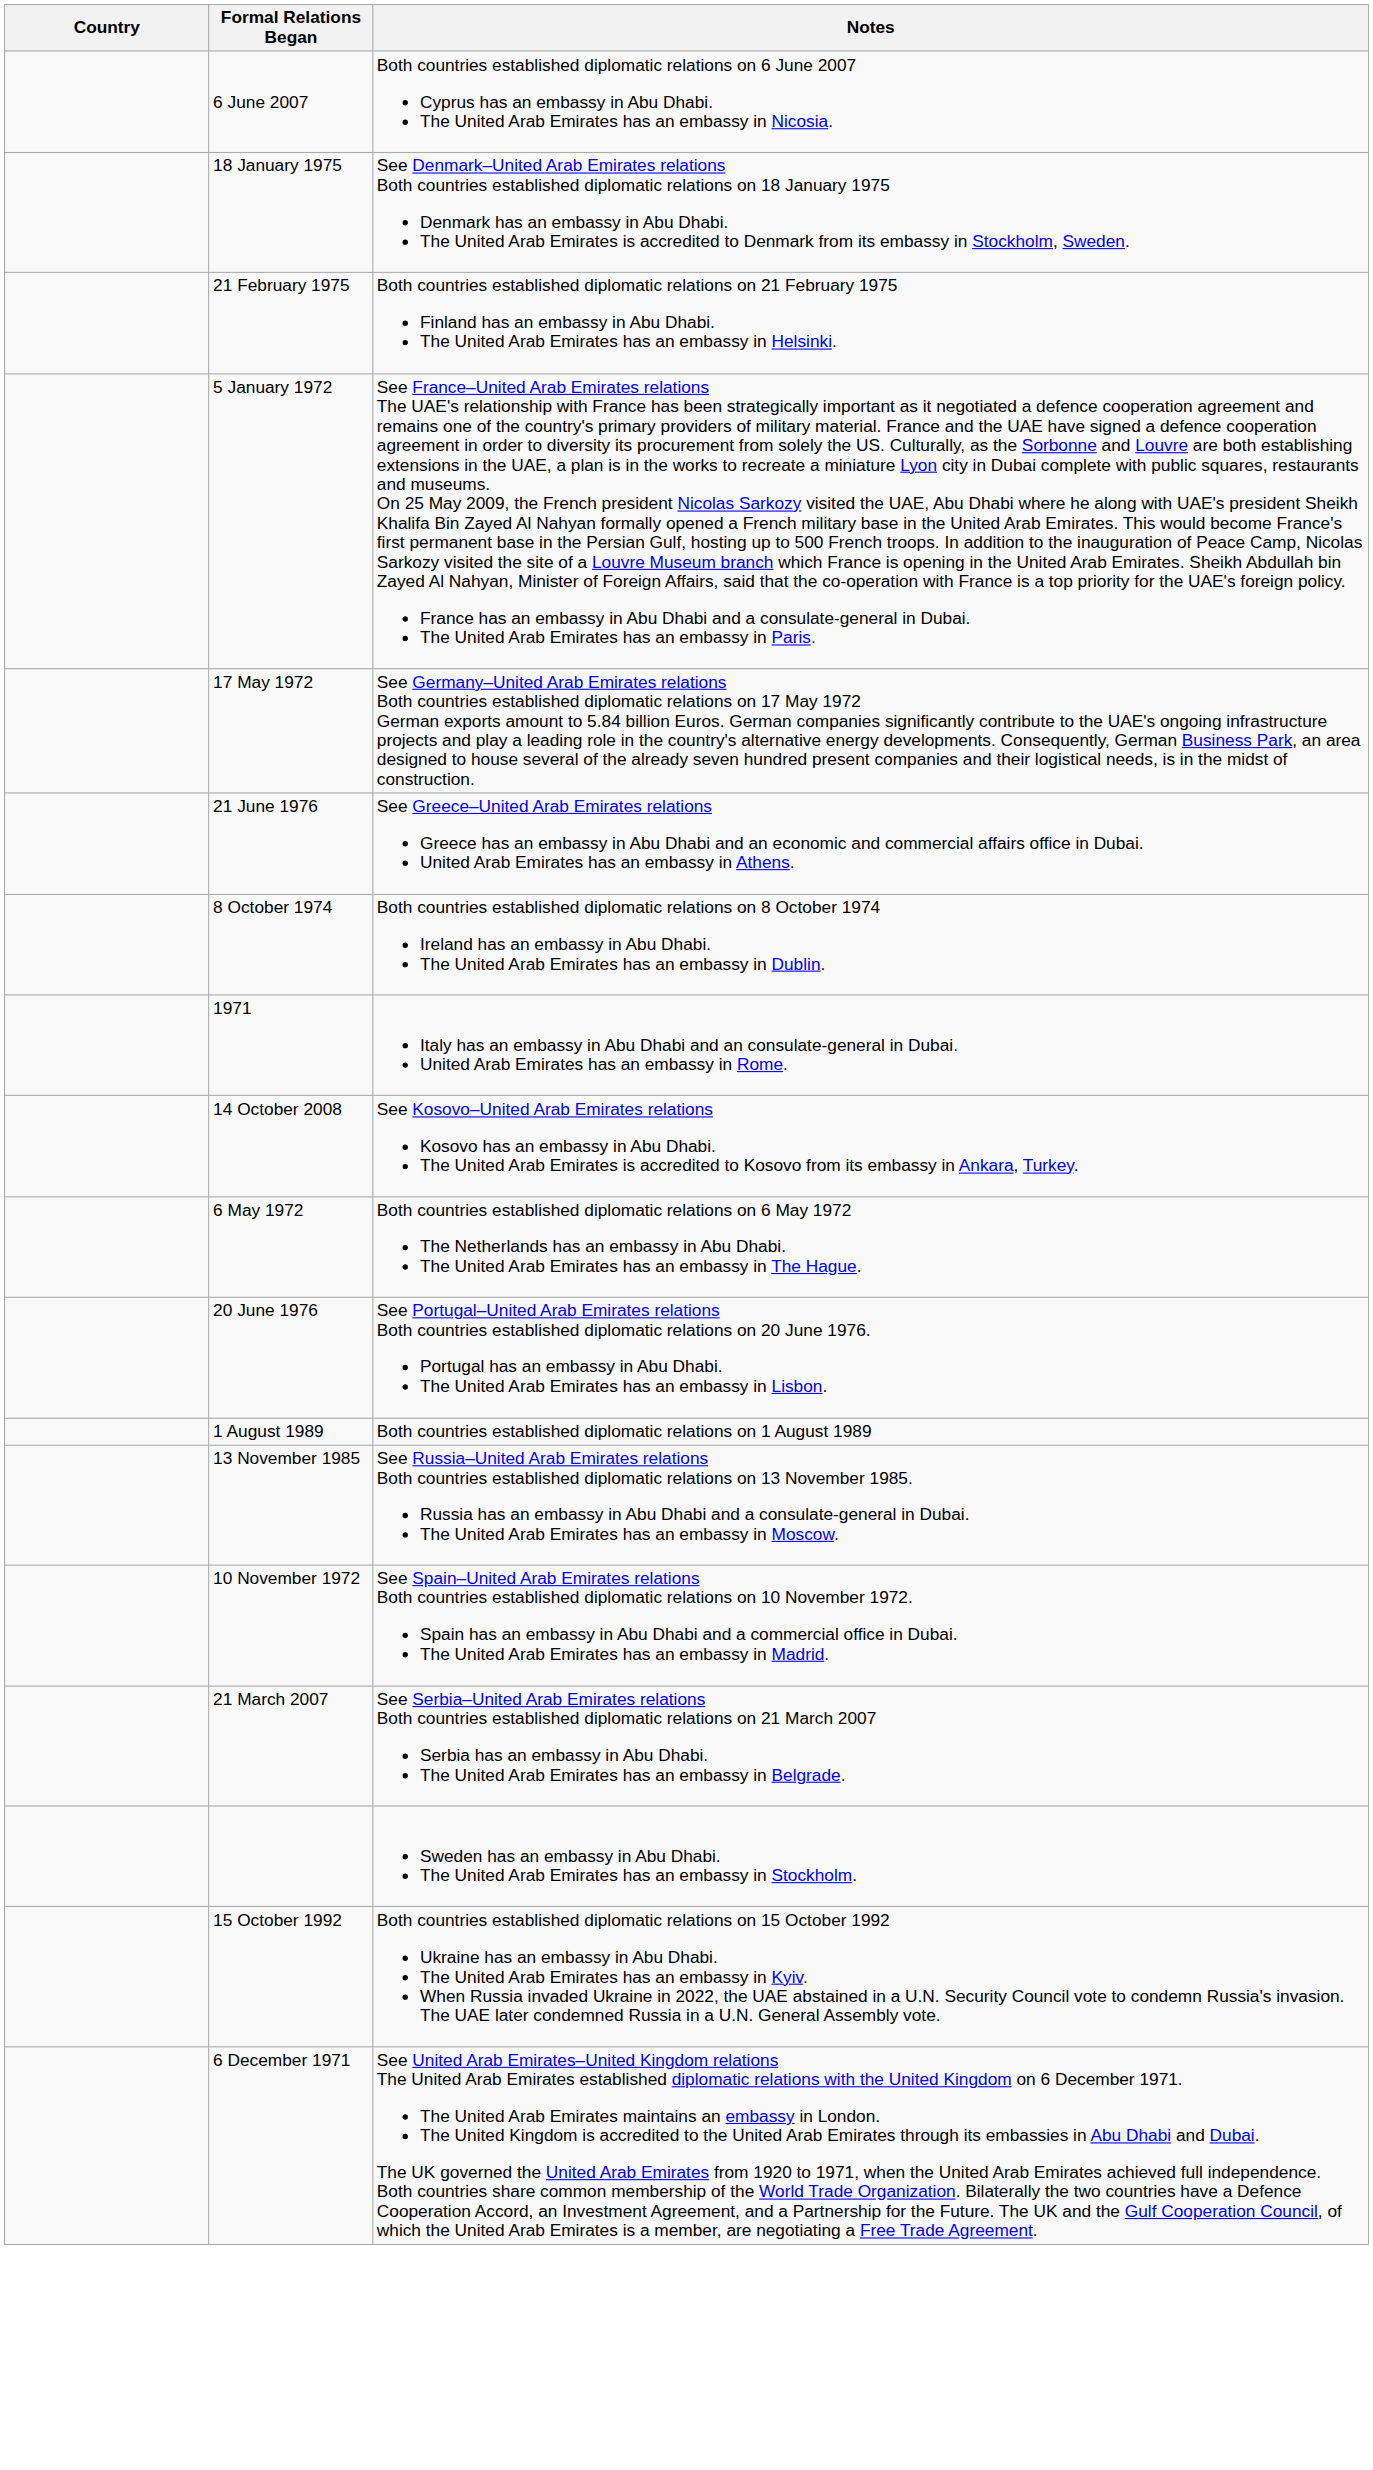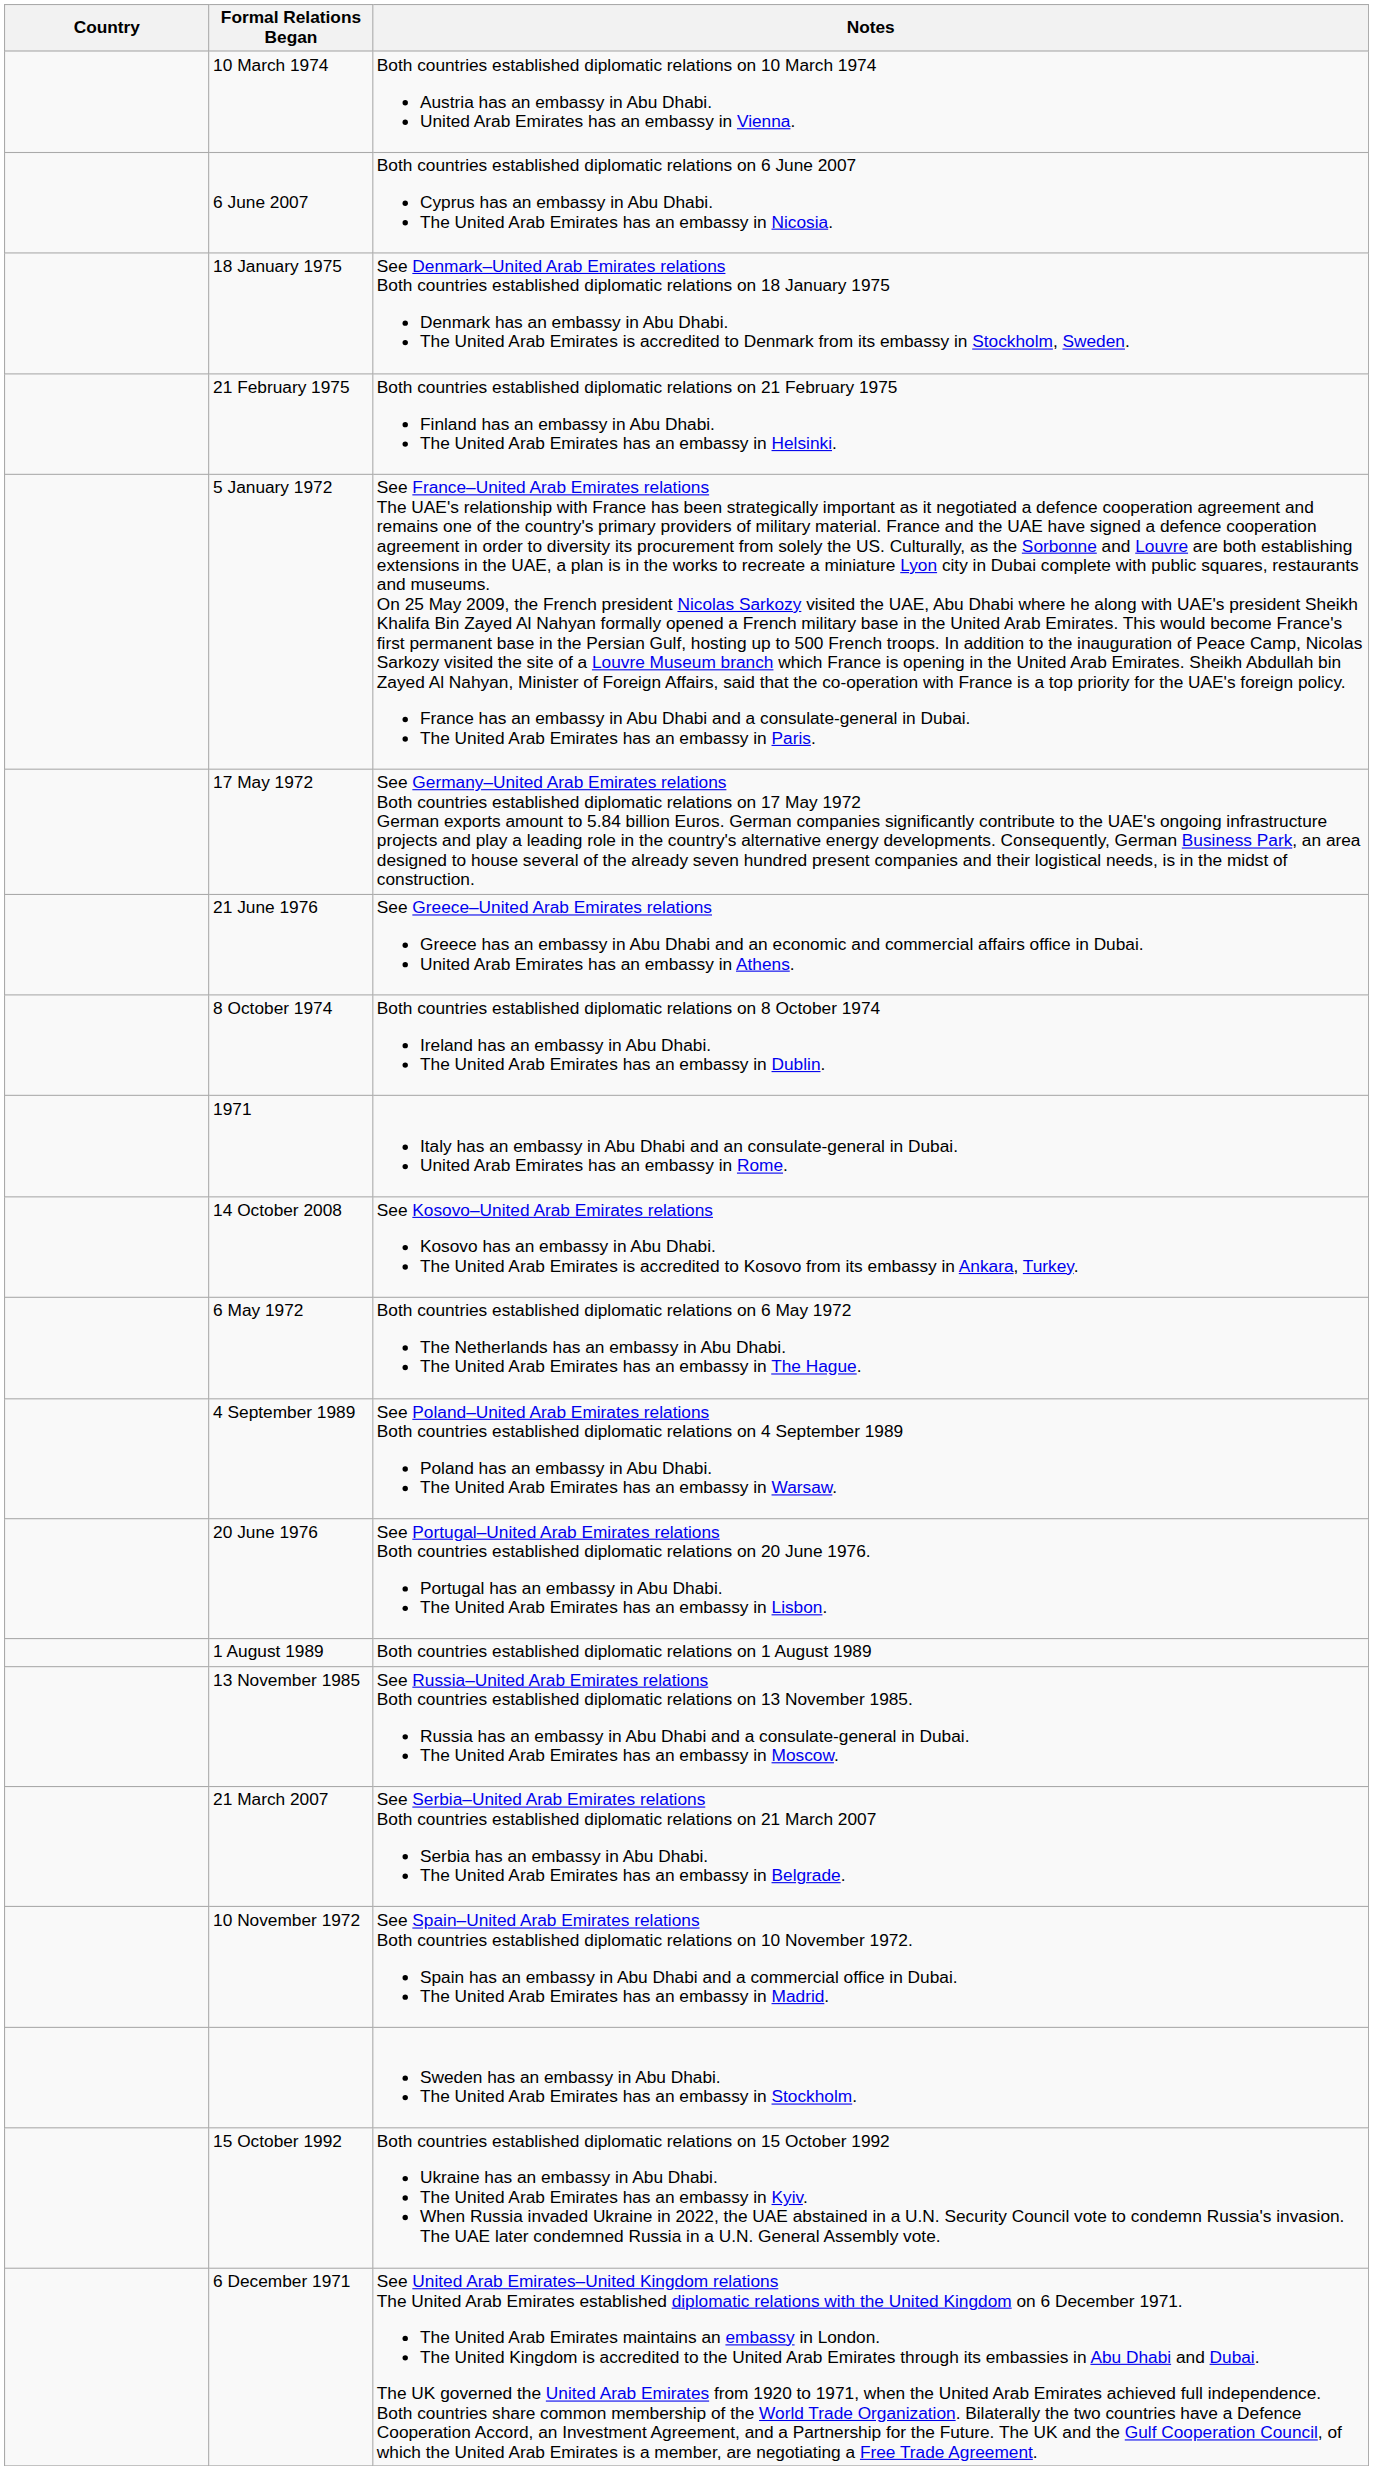+ row: (271, 65)
+ row: (284, 1411)
rows swapped: (271, 1699) <-> (287, 1579)
